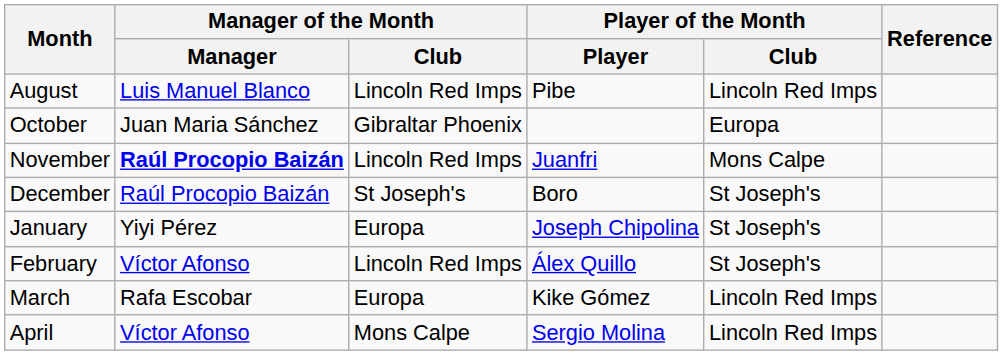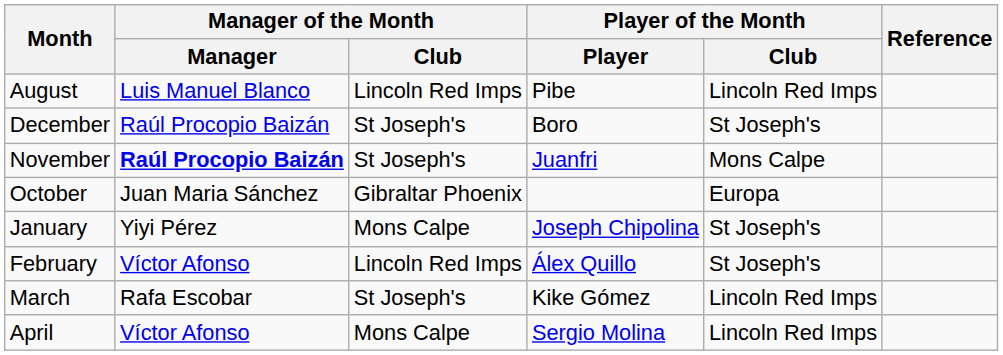rows swapped: (48, 125) <-> (60, 194)
(438, 159) Lincoln Red Imps -> (410, 159) St Joseph's
(389, 228) Europa -> (412, 228) Mons Calpe
(389, 297) Europa -> (410, 297) St Joseph's
